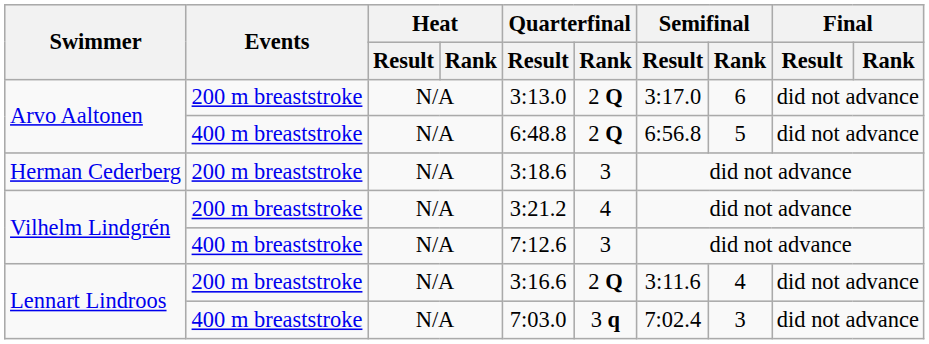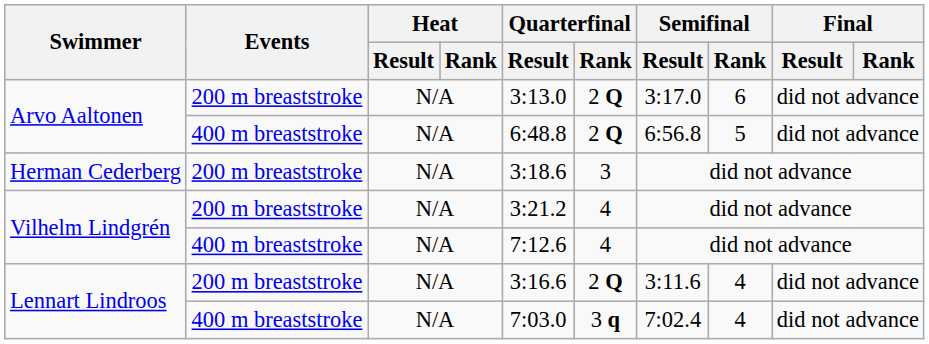(605, 245) 3 -> (605, 245) 4
(740, 319) 3 -> (740, 319) 4
